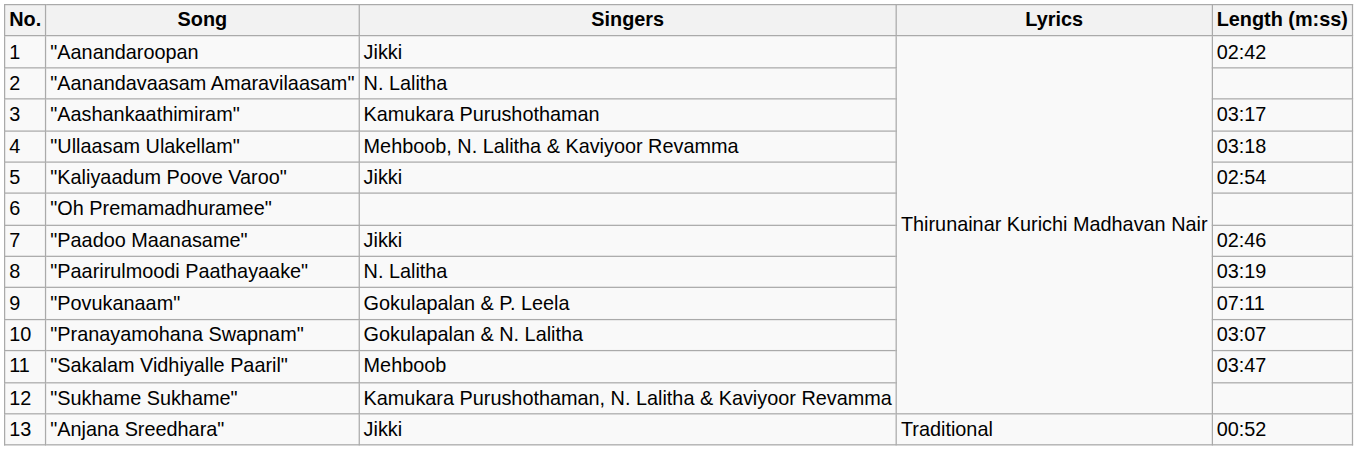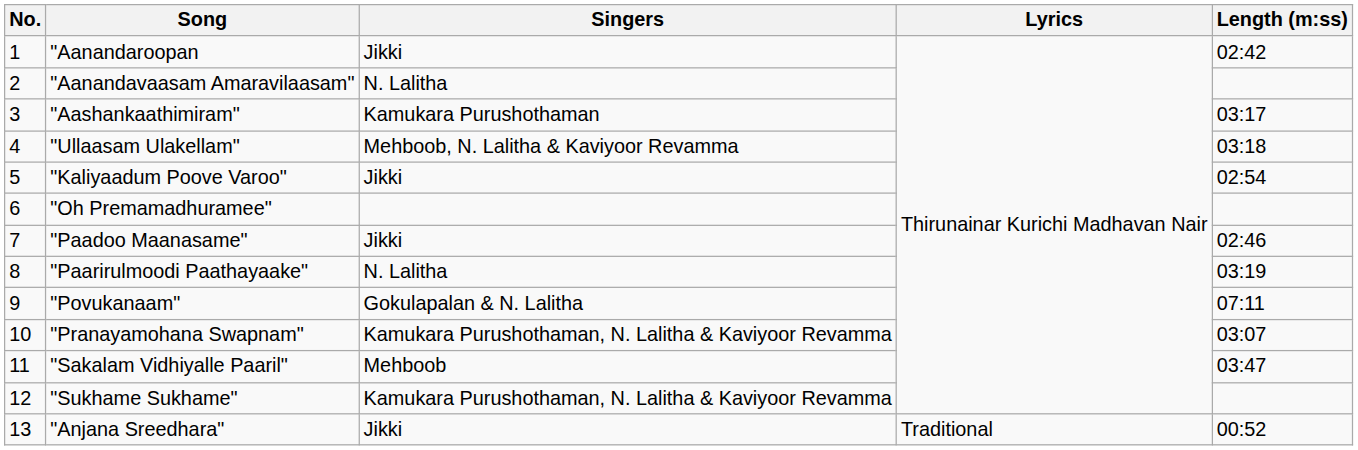(467, 303) Gokulapalan & P. Leela -> (473, 303) Gokulapalan & N. Lalitha
(473, 334) Gokulapalan & N. Lalitha -> (628, 334) Kamukara Purushothaman, N. Lalitha & Kaviyoor Revamma
